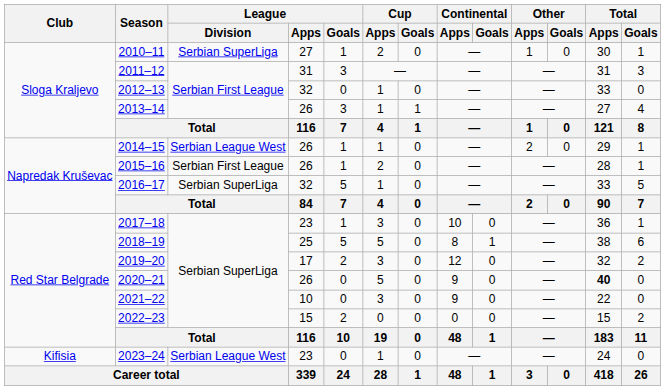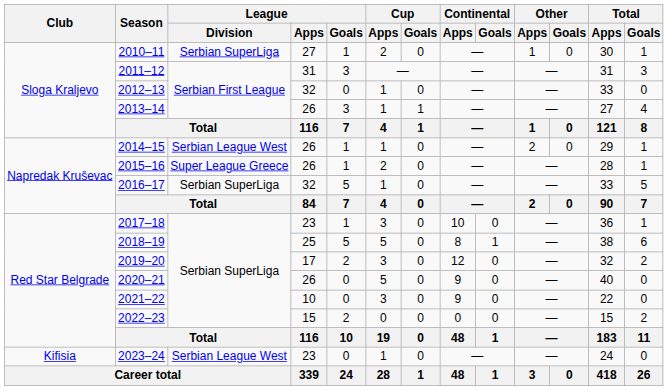(228, 166) Serbian First League -> (229, 166) Super League Greece
(604, 280) bold -> (607, 280) normal
